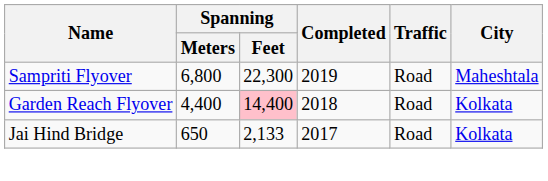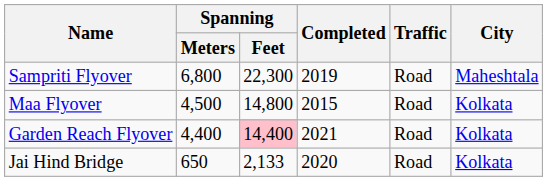+ row: (55, 104)
(319, 104) 2018 -> (319, 133) 2021
(319, 133) 2017 -> (319, 162) 2020
